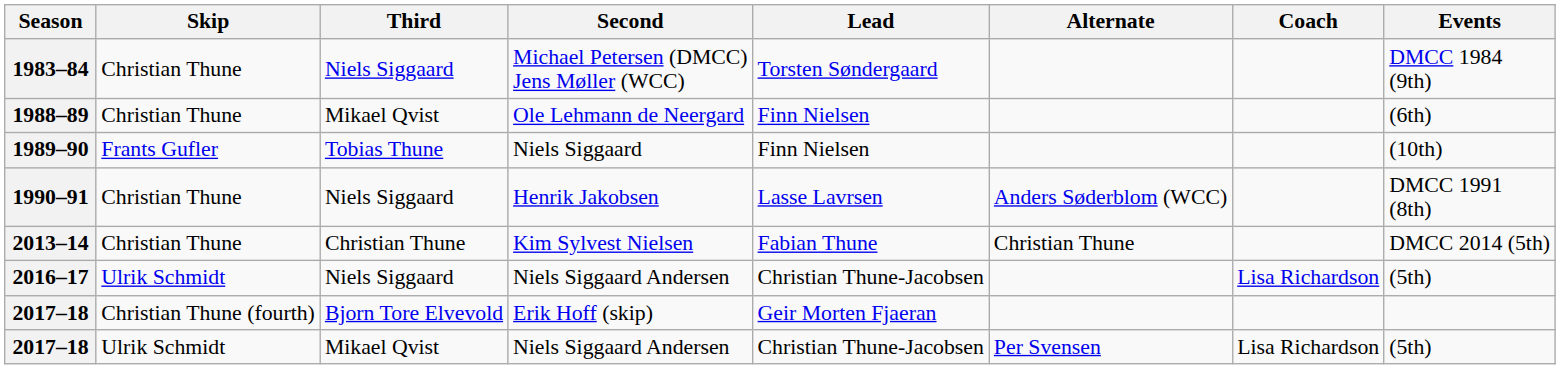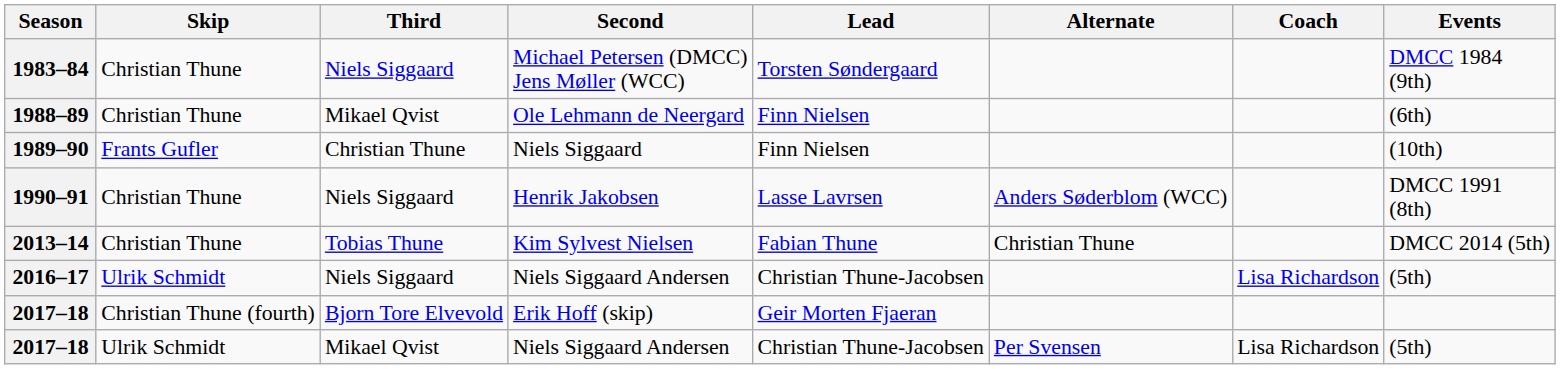(384, 149) Tobias Thune -> (395, 149) Christian Thune
(395, 243) Christian Thune -> (384, 243) Tobias Thune
